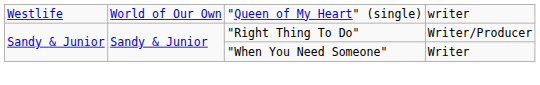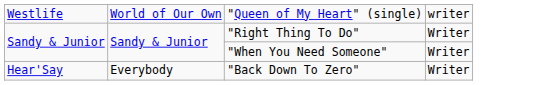(480, 33) Writer/Producer -> (449, 33) Writer
+ row: (293, 70)
